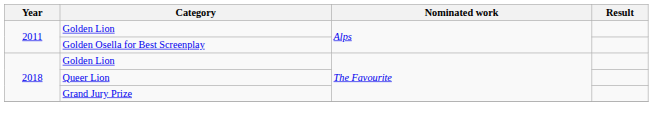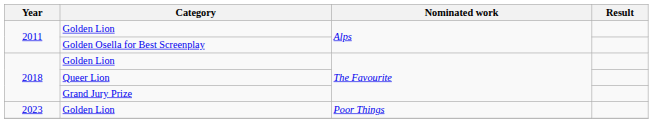+ row: (32, 110)
